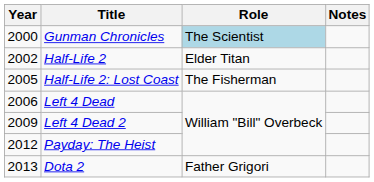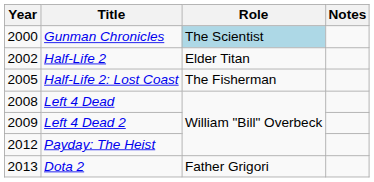(23, 101) 2006 -> (23, 101) 2008
